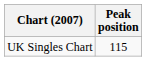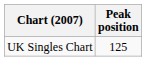(118, 46) 115 -> (118, 46) 125
